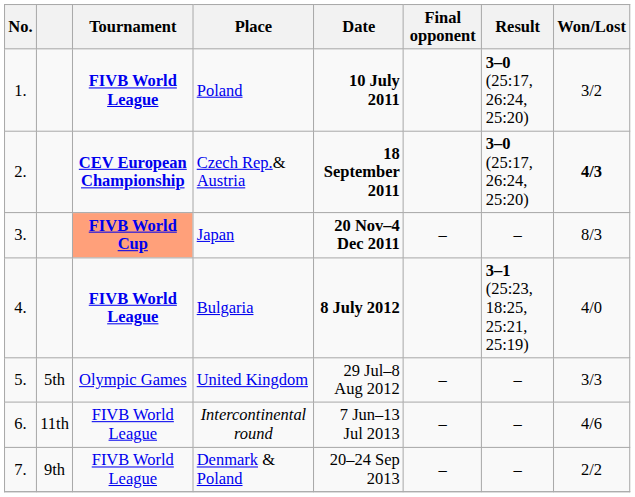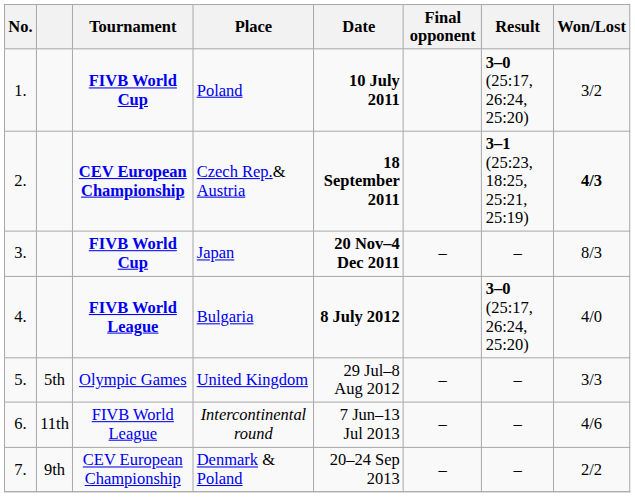(133, 90) FIVB World League -> (133, 90) FIVB World Cup
(509, 171) 3–0 (25:17, 26:24, 25:20) -> (509, 181) 3–1 (25:23, 18:25, 25:21, 25:19)
(133, 235) lightsalmon background -> (133, 253) no background
(509, 307) 3–1 (25:23, 18:25, 25:21, 25:19) -> (509, 316) 3–0 (25:17, 26:24, 25:20)
(133, 469) FIVB World League -> (133, 469) CEV European Championship
